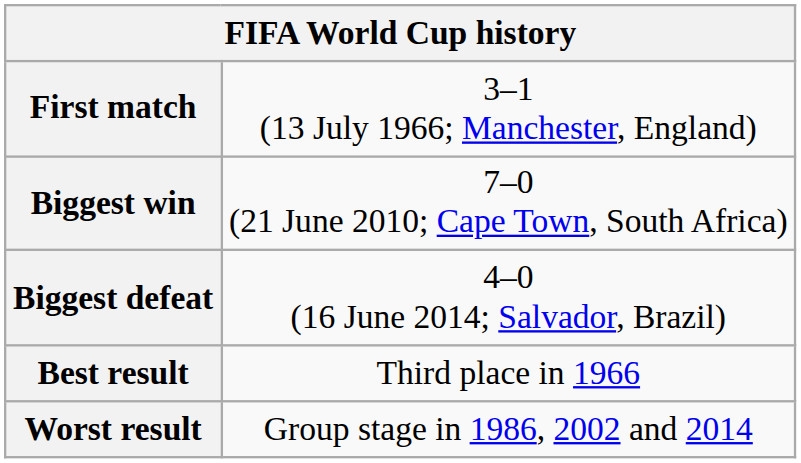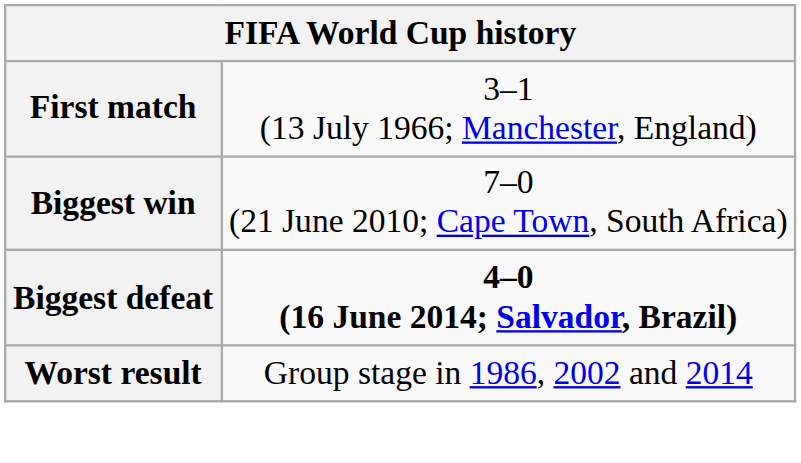(508, 297) normal -> (508, 297) bold
- row: (113, 372)
